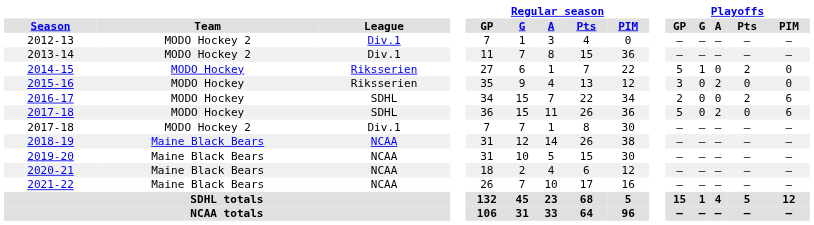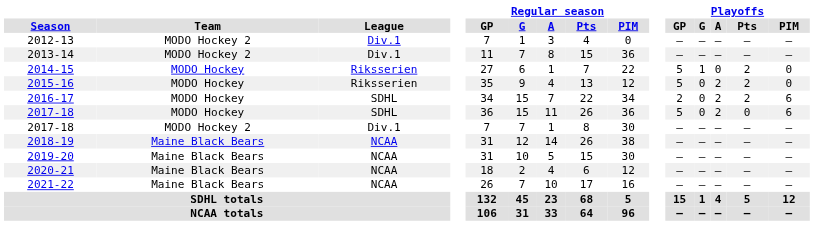(680, 83) 3 -> (680, 83) 5
(747, 83) 0 -> (747, 83) 2
(718, 98) 0 -> (718, 98) 2
